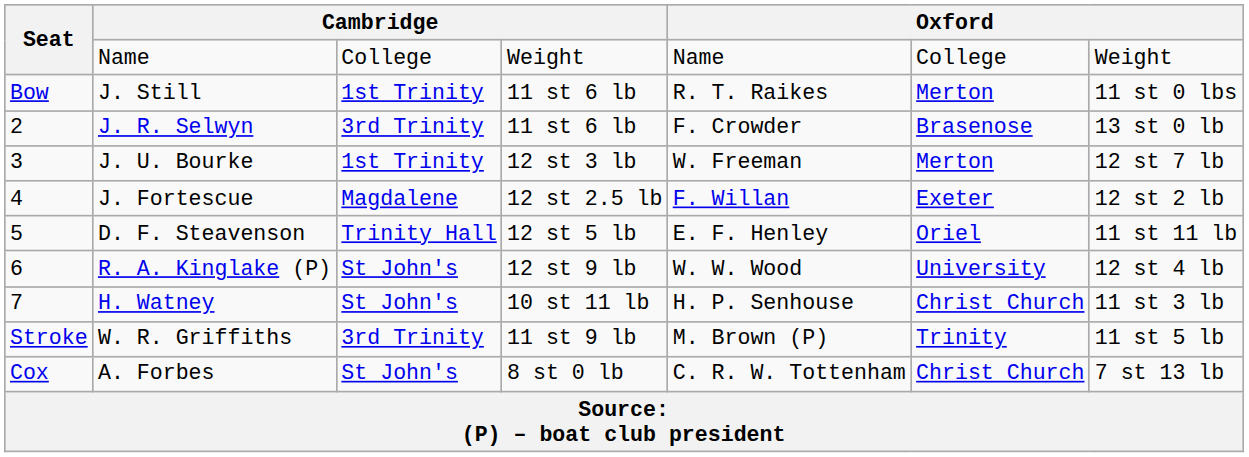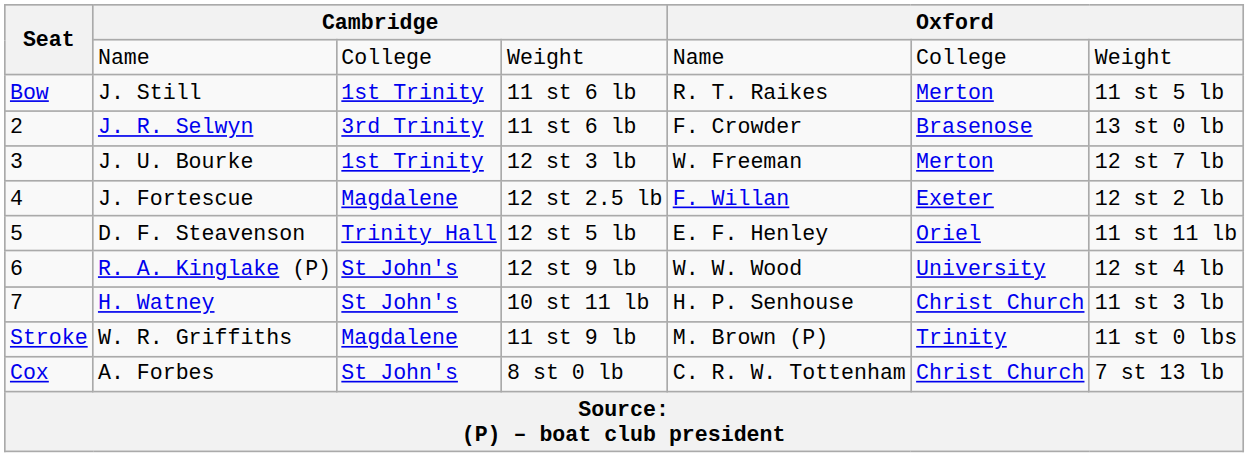(1166, 93) 11 st 0 lbs -> (1160, 93) 11 st 5 lb
(413, 339) 3rd Trinity -> (400, 339) Magdalene
(1160, 339) 11 st 5 lb -> (1166, 339) 11 st 0 lbs
